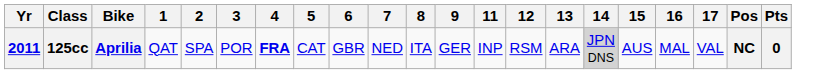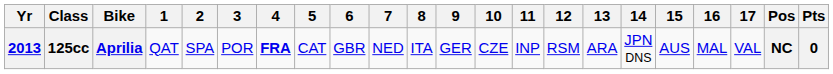+ column: (493, 16)
(24, 48) 2011 -> (24, 48) 2013
(601, 48) lightgrey background -> (638, 48) no background
